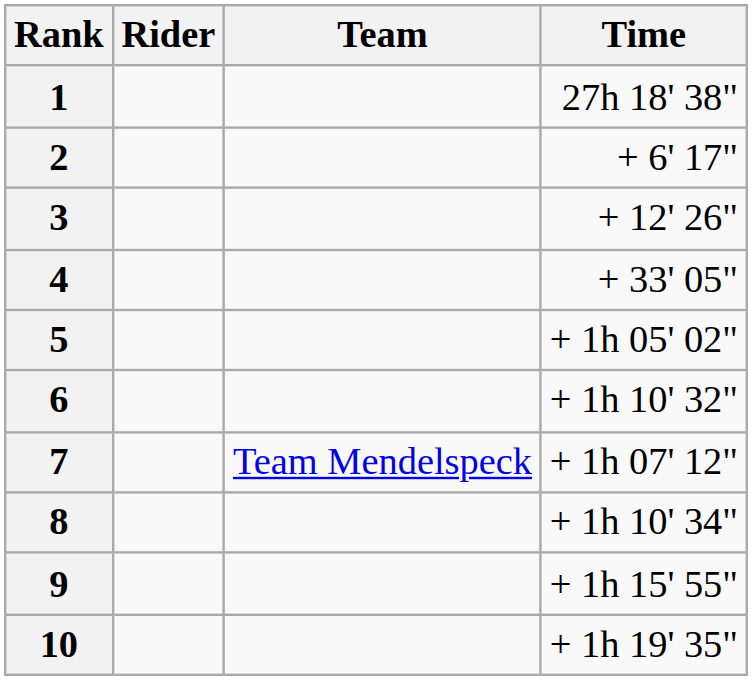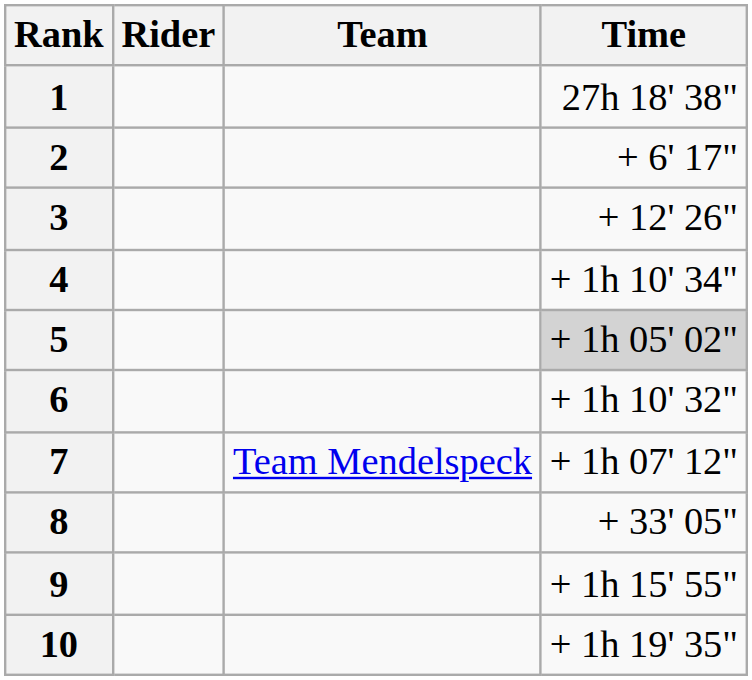(668, 278) + 33' 05" -> (644, 278) + 1h 10' 34"
(644, 339) no background -> (644, 339) lightgrey background
(644, 522) + 1h 10' 34" -> (668, 522) + 33' 05"
